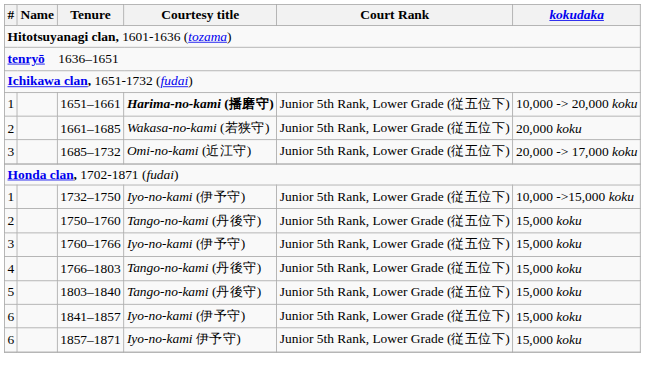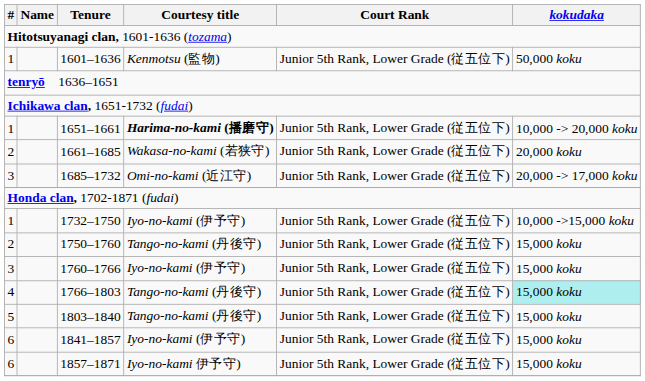+ row: (90, 59)
(549, 268) no background -> (549, 292) paleturquoise background
